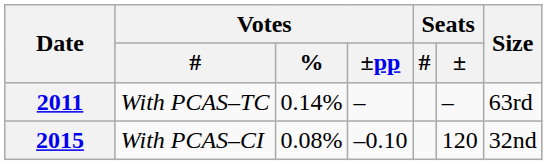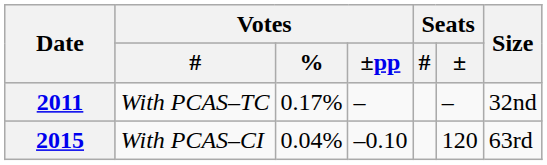(311, 100) 0.14% -> (311, 100) 0.17%
(511, 100) 63rd -> (513, 100) 32nd
(311, 139) 0.08% -> (311, 139) 0.04%
(513, 139) 32nd -> (511, 139) 63rd
